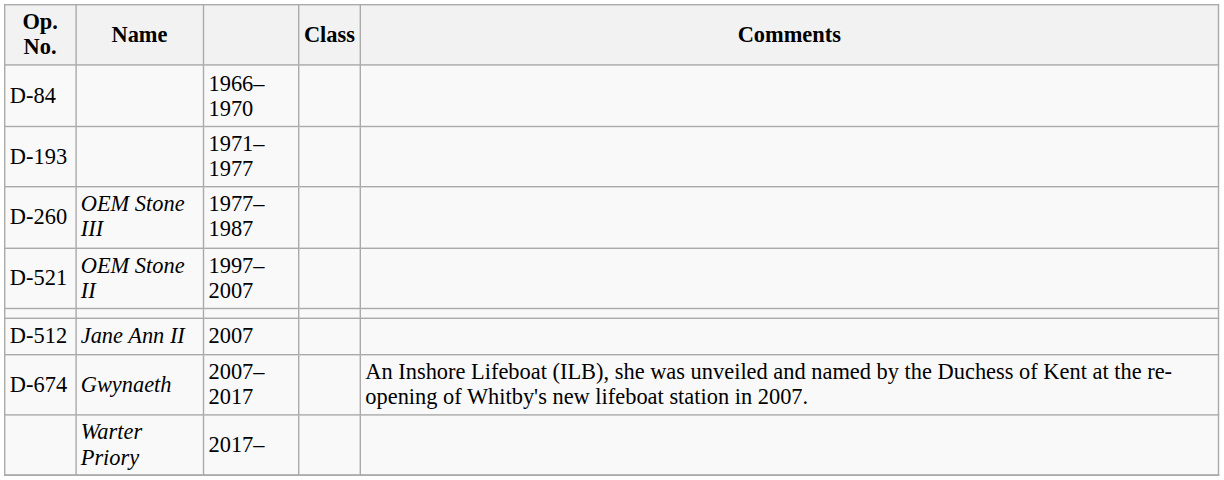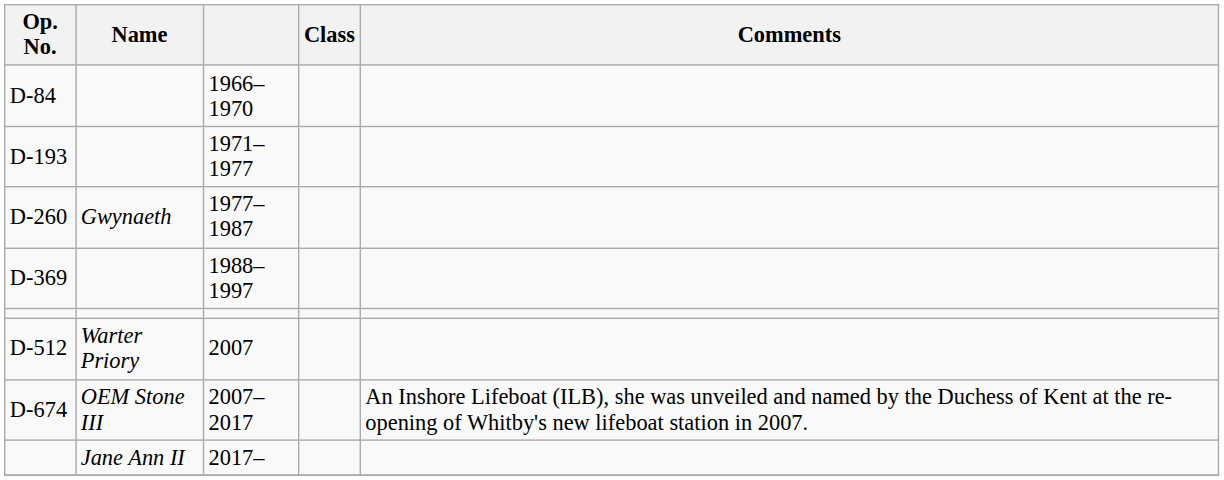(133, 217) OEM Stone III -> (126, 217) Gwynaeth
+ row: (38, 277)
- row: (38, 277)
(133, 336) Jane Ann II -> (111, 348) Warter Priory
(126, 384) Gwynaeth -> (133, 409) OEM Stone III
(111, 445) Warter Priory -> (133, 457) Jane Ann II
